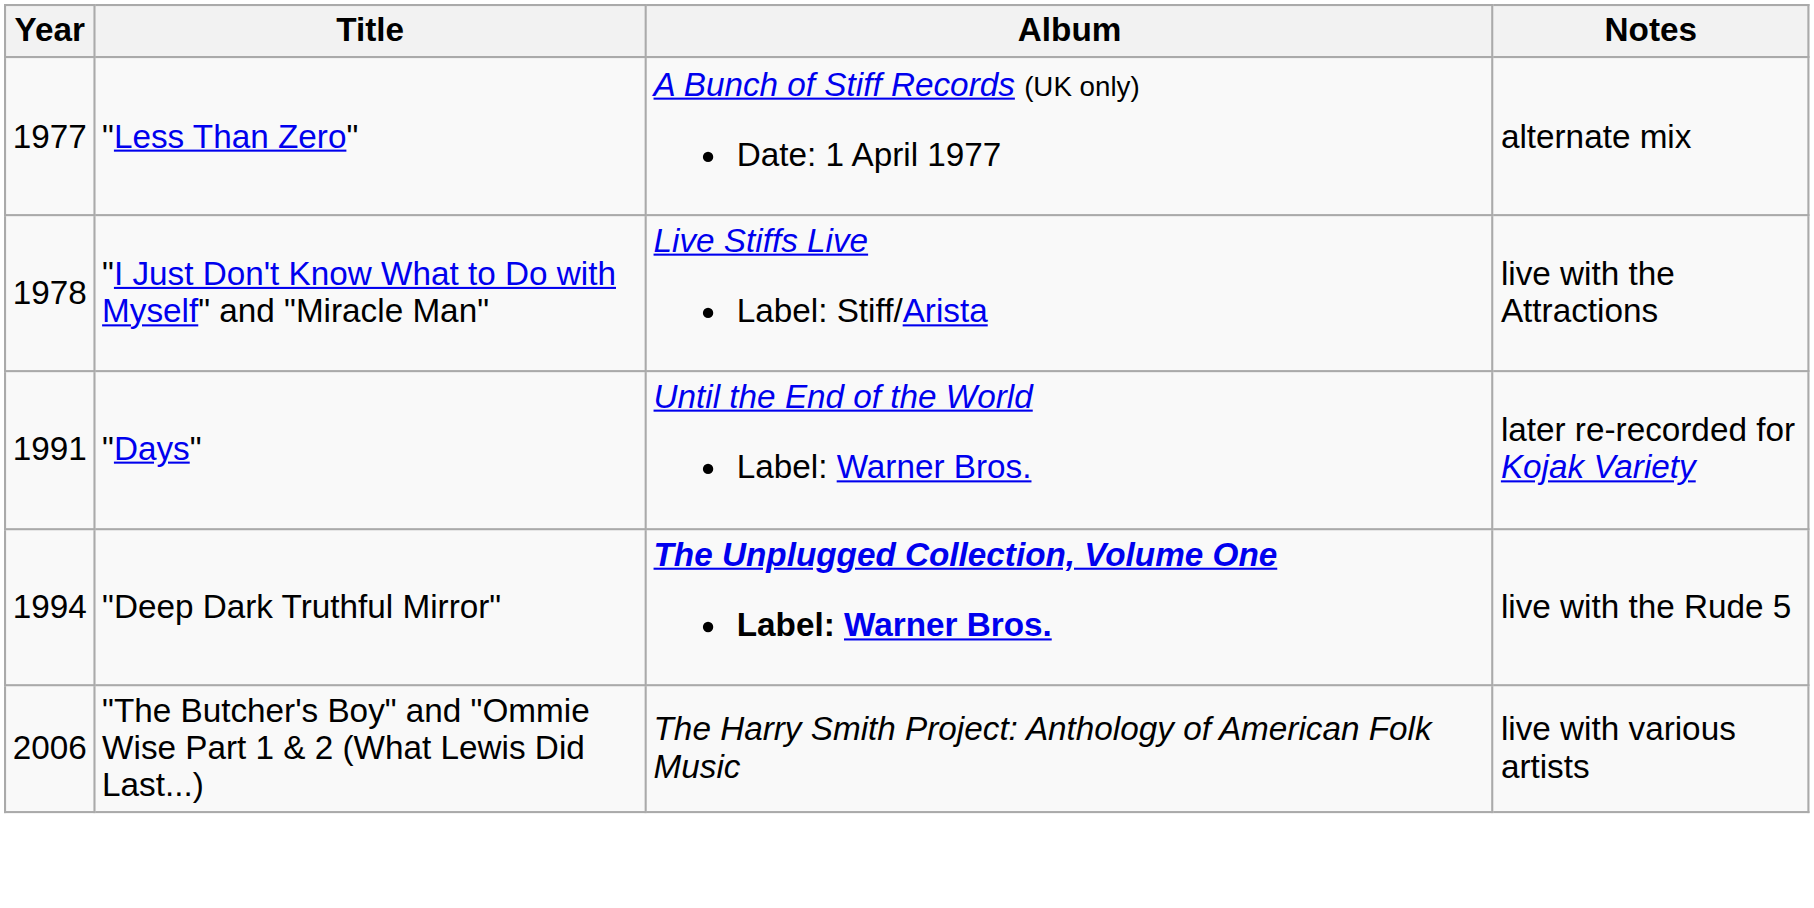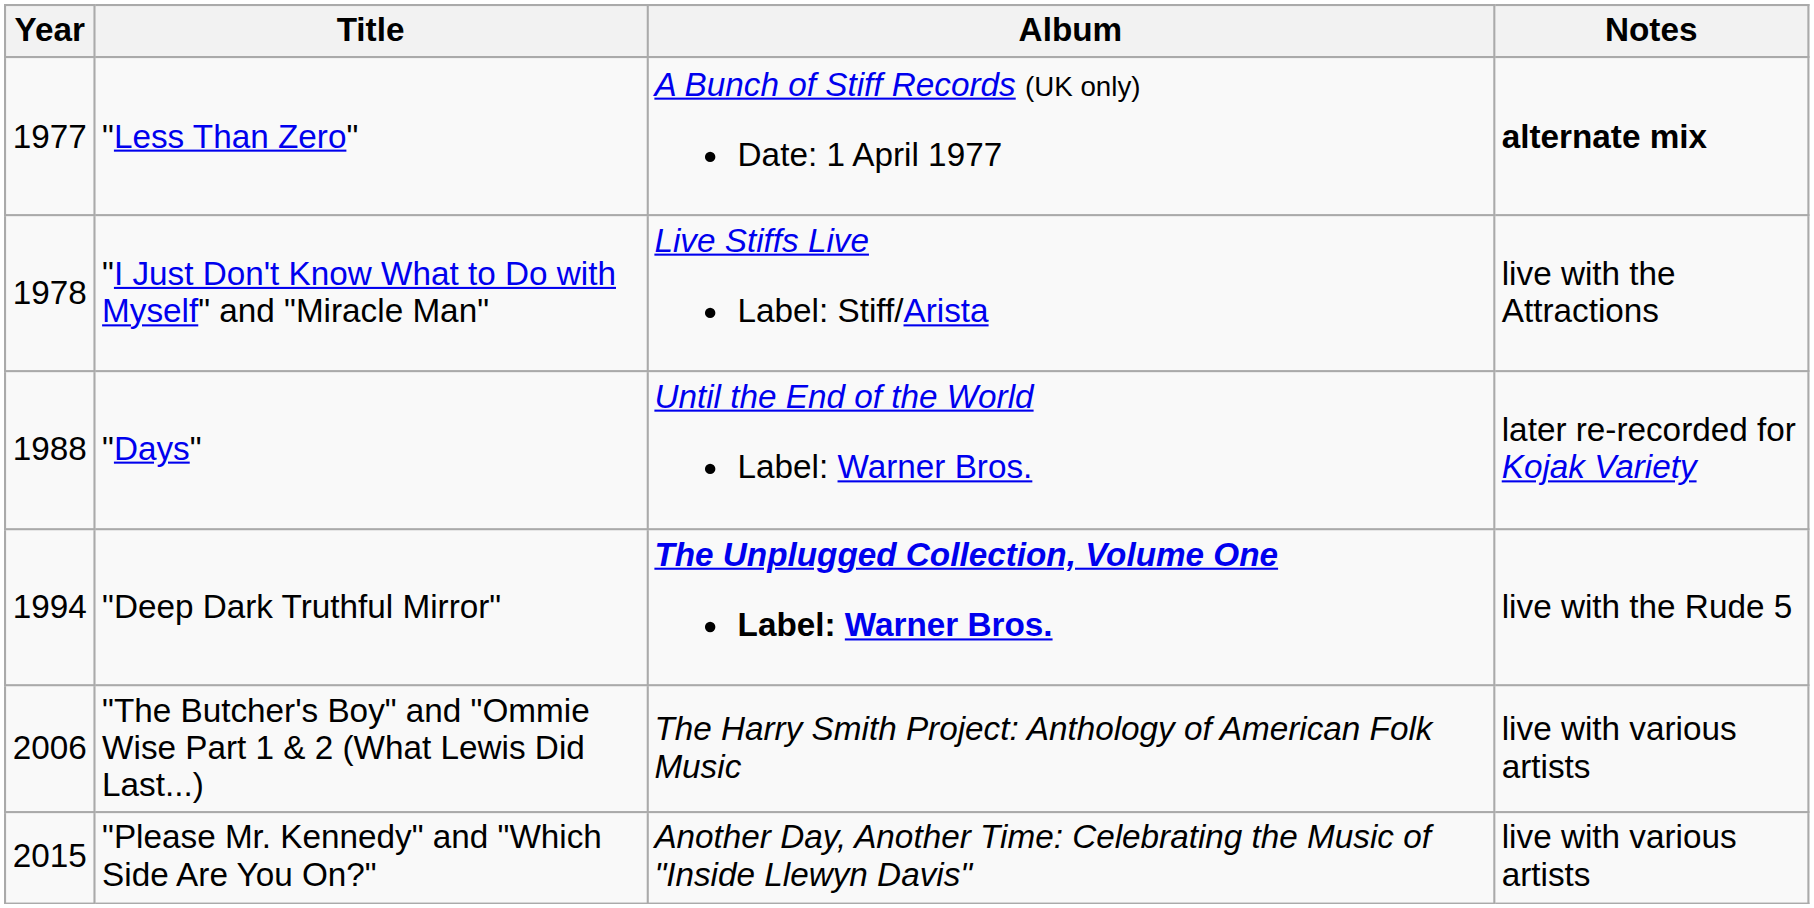(1596, 135) normal -> (1604, 135) bold
(50, 449) 1991 -> (50, 449) 1988
+ row: (352, 857)
